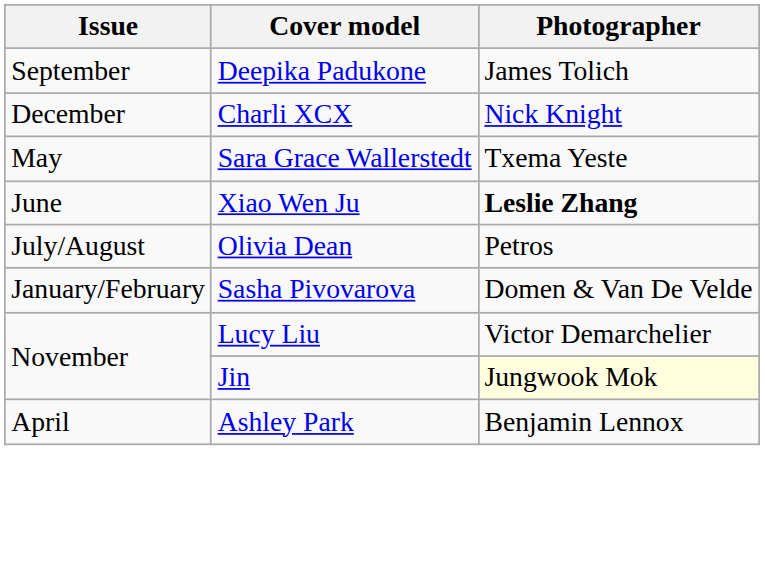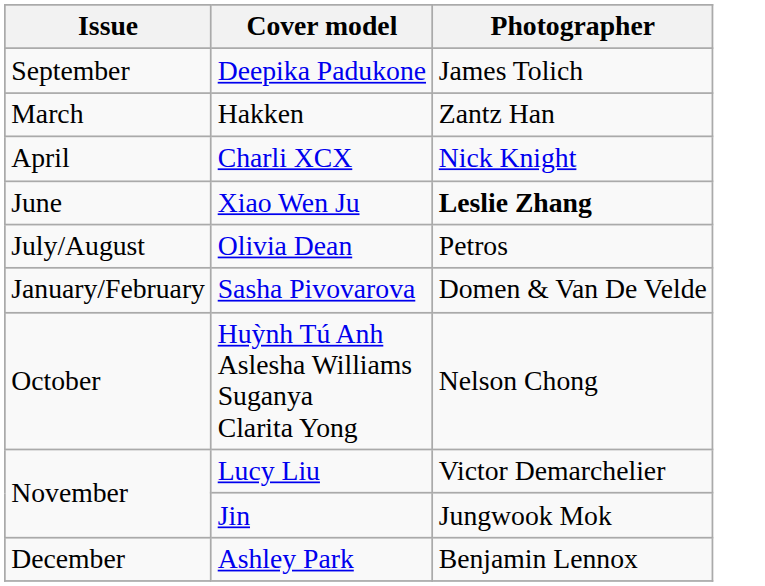+ row: (261, 114)
(68, 114) December -> (40, 158) April
- row: (345, 158)
+ row: (315, 380)
(571, 377) lightyellow background -> (525, 514) no background
(40, 421) April -> (68, 558) December
